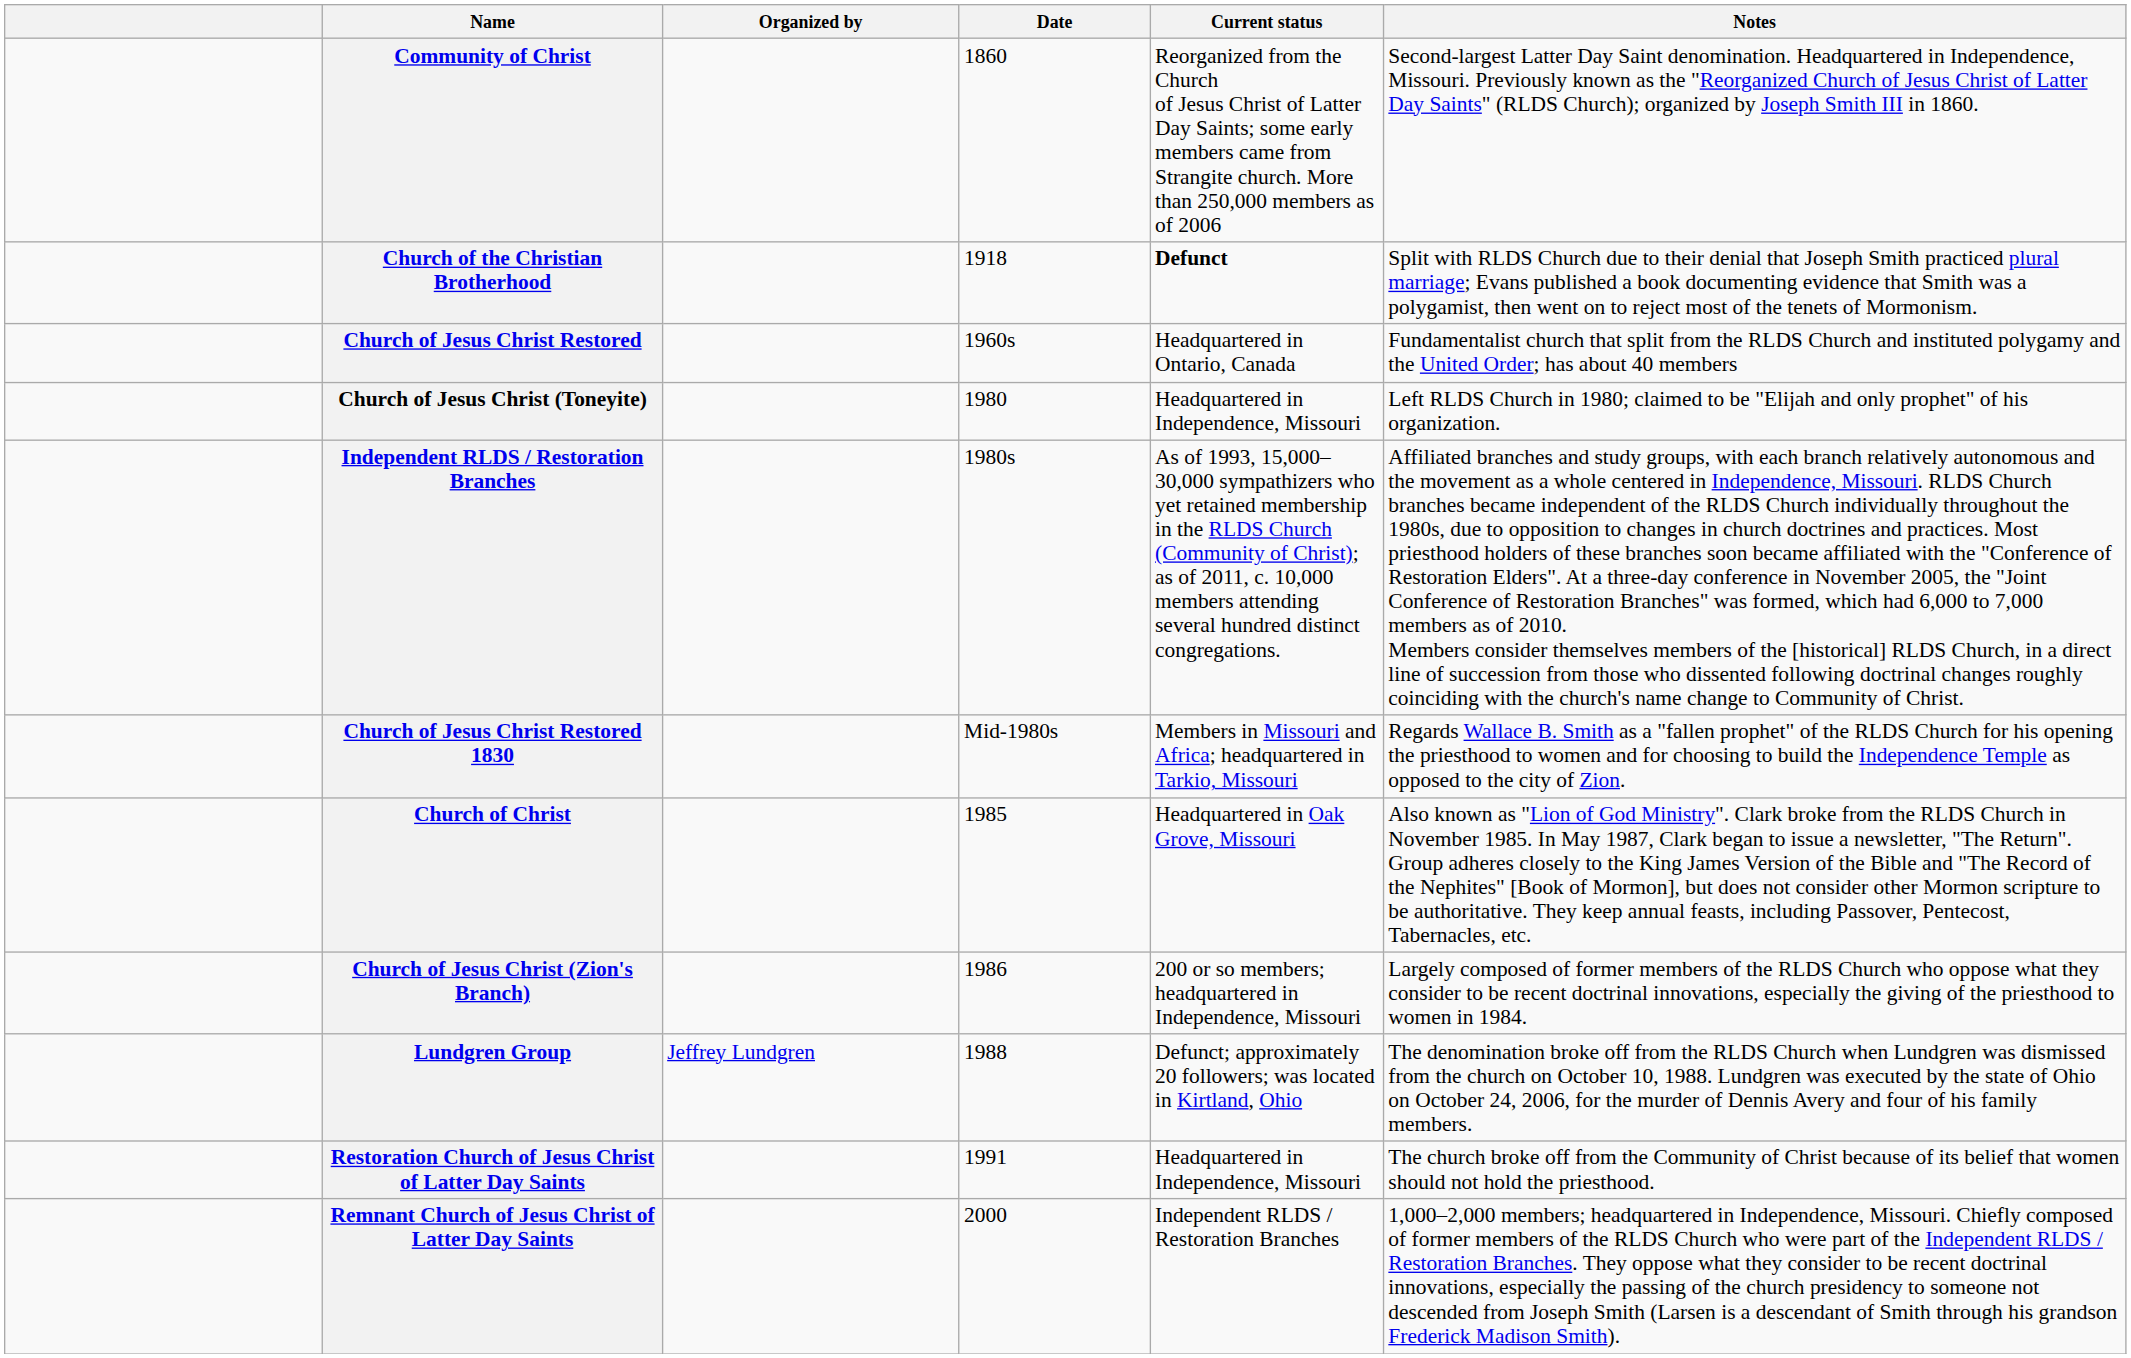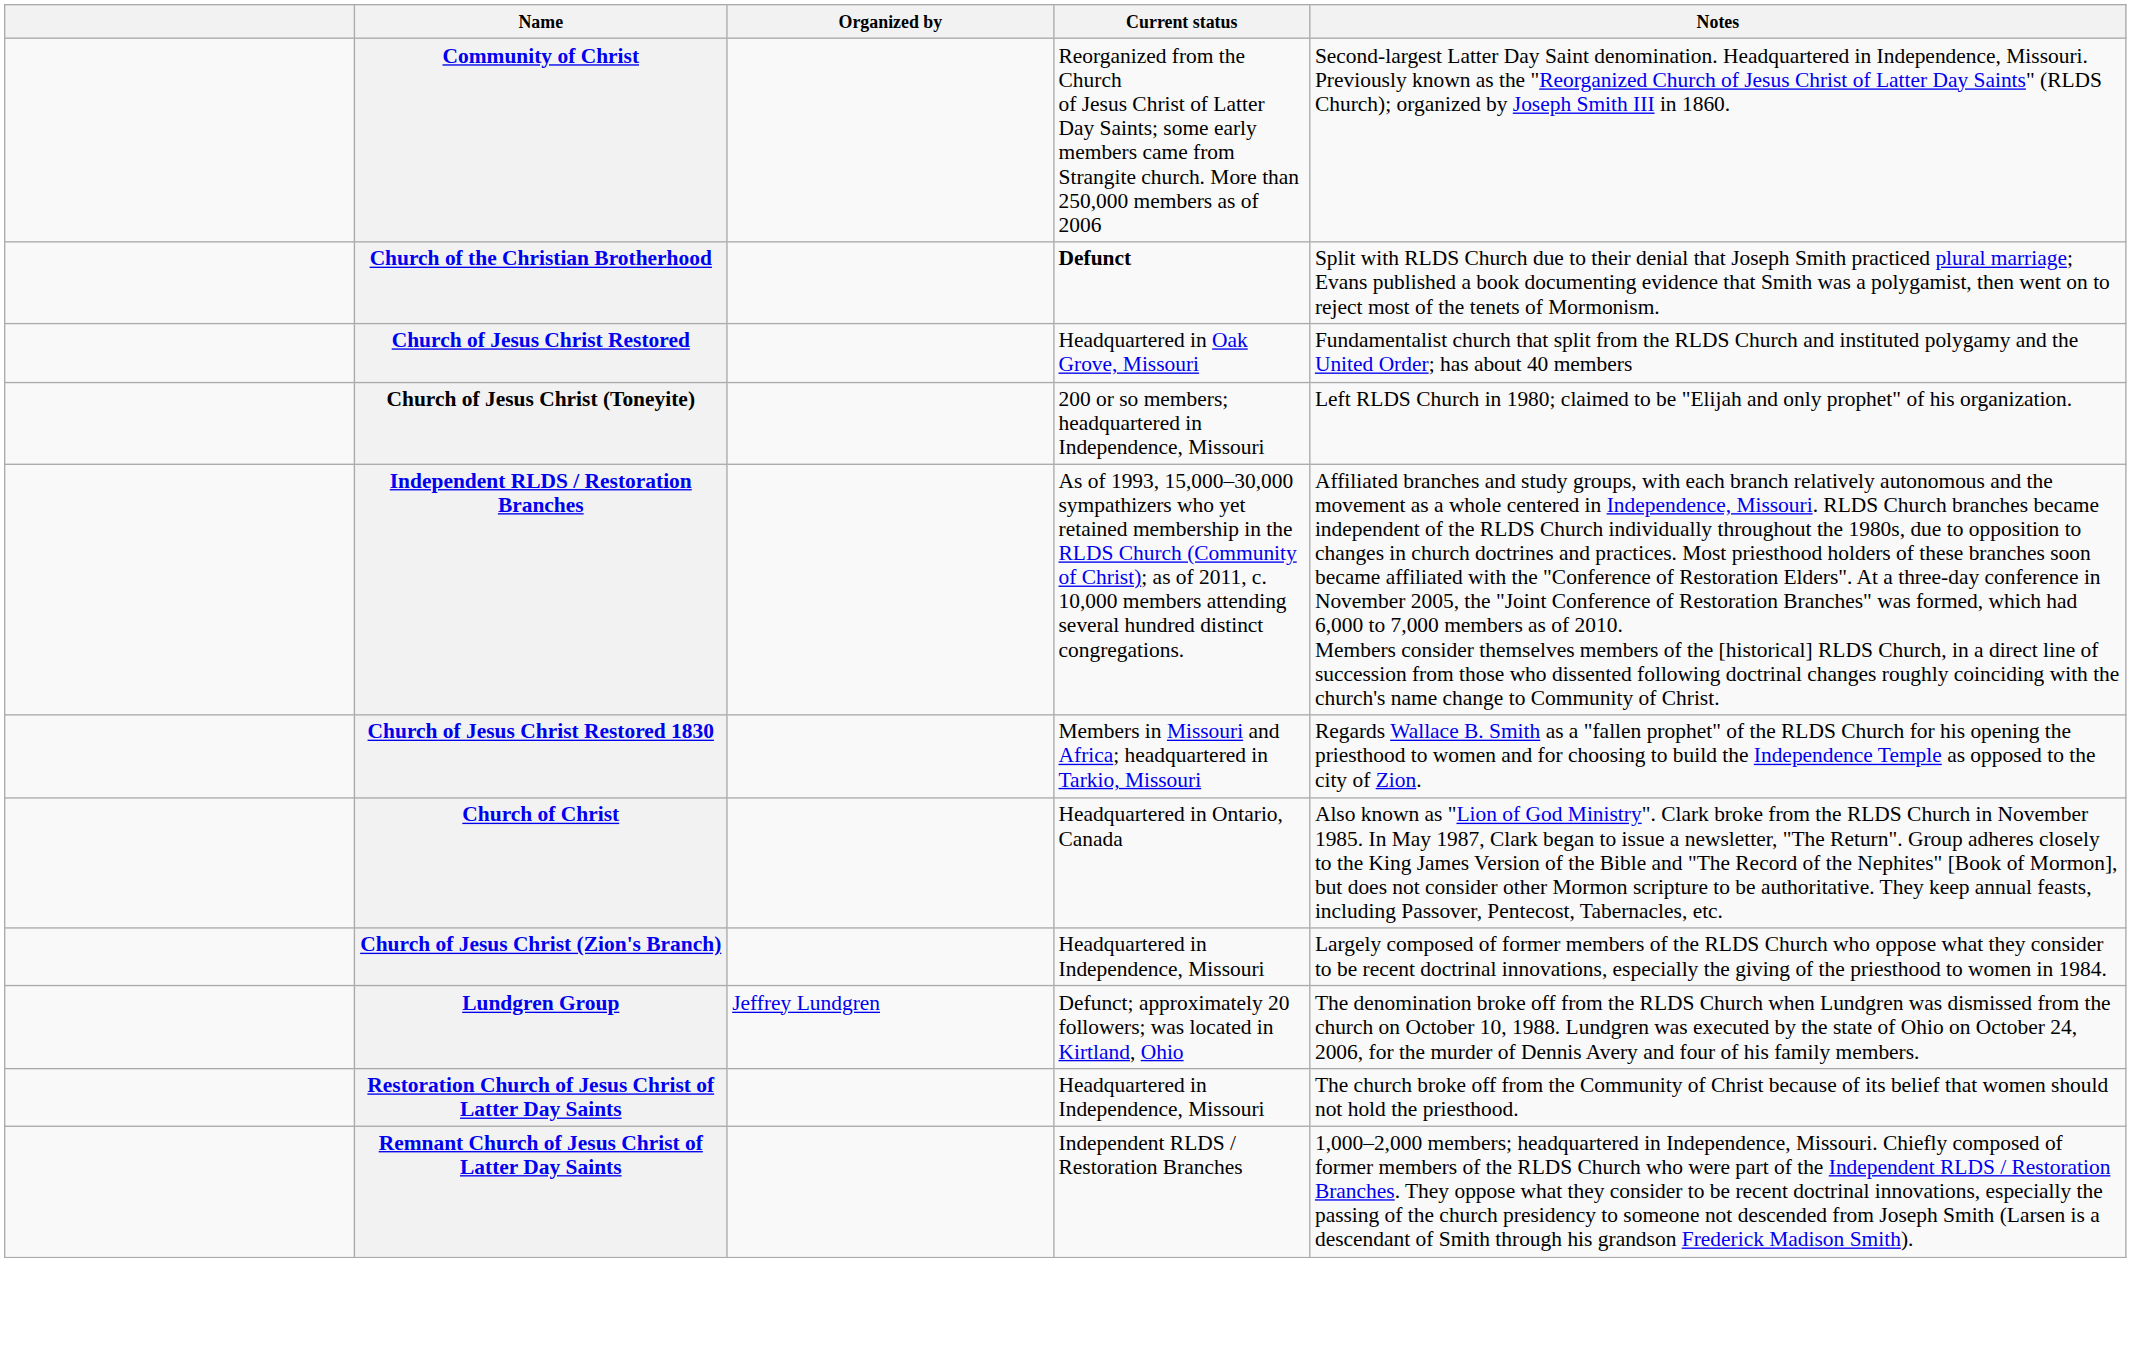- column: (1055, 22)
(1229, 352) Headquartered in Ontario, Canada -> (1153, 352) Headquartered in Oak Grove, Missouri
(1258, 410) Headquartered in Independence, Missouri -> (1162, 422) 200 or so members; headquartered in Independence, Missouri
(1250, 826) Headquartered in Oak Grove, Missouri -> (1171, 826) Headquartered in Ontario, Canada
(1258, 993) 200 or so members; headquartered in Independence, Missouri -> (1162, 956) Headquartered in Independence, Missouri
